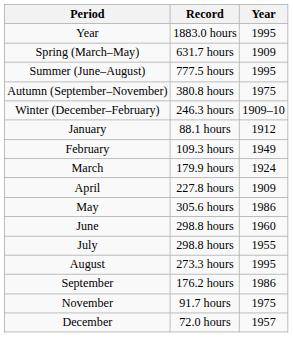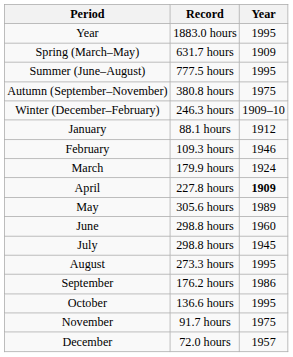(264, 149) 1949 -> (264, 149) 1946
(264, 187) normal -> (264, 187) bold
(264, 206) 1986 -> (264, 206) 1989
(264, 245) 1955 -> (264, 245) 1945
+ row: (87, 303)
